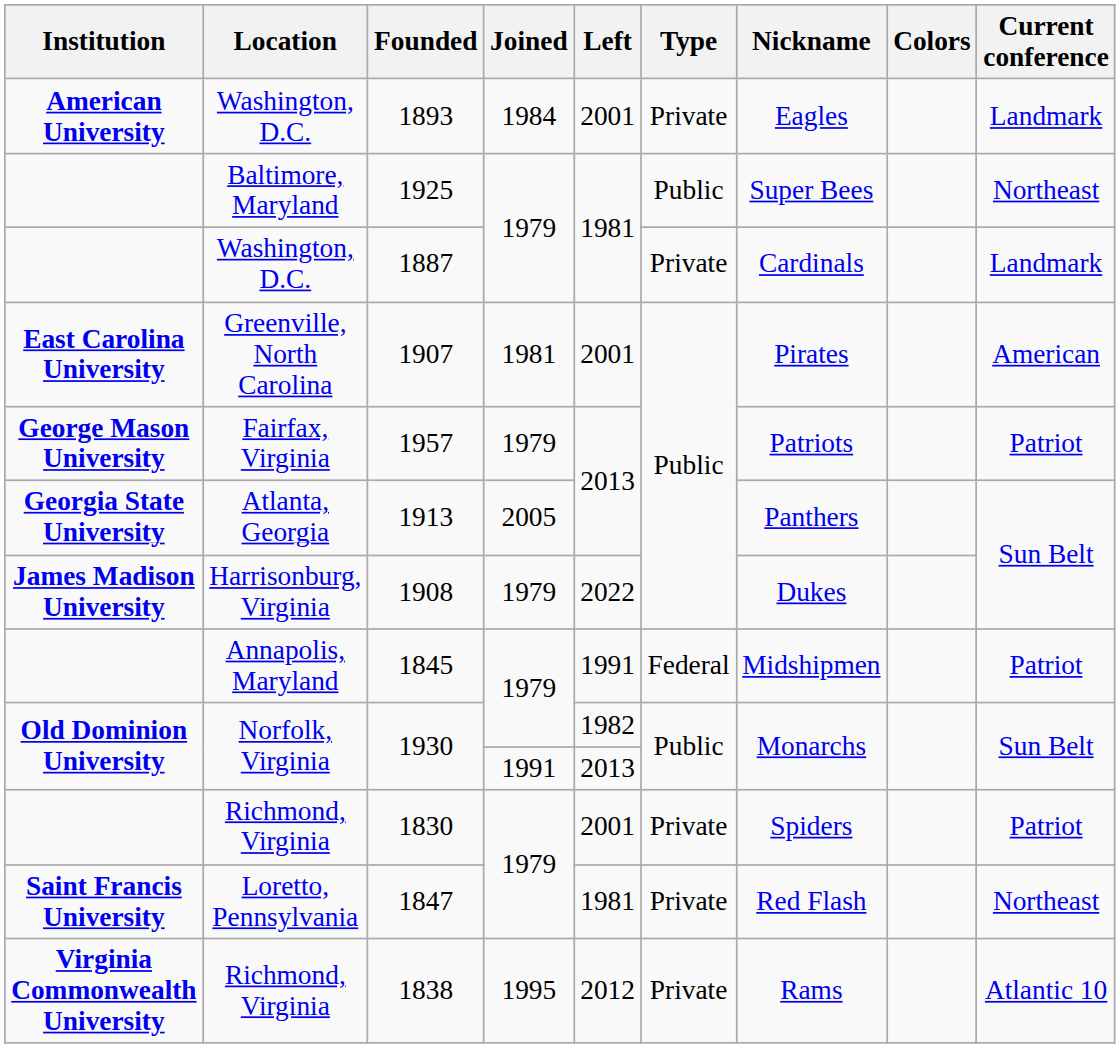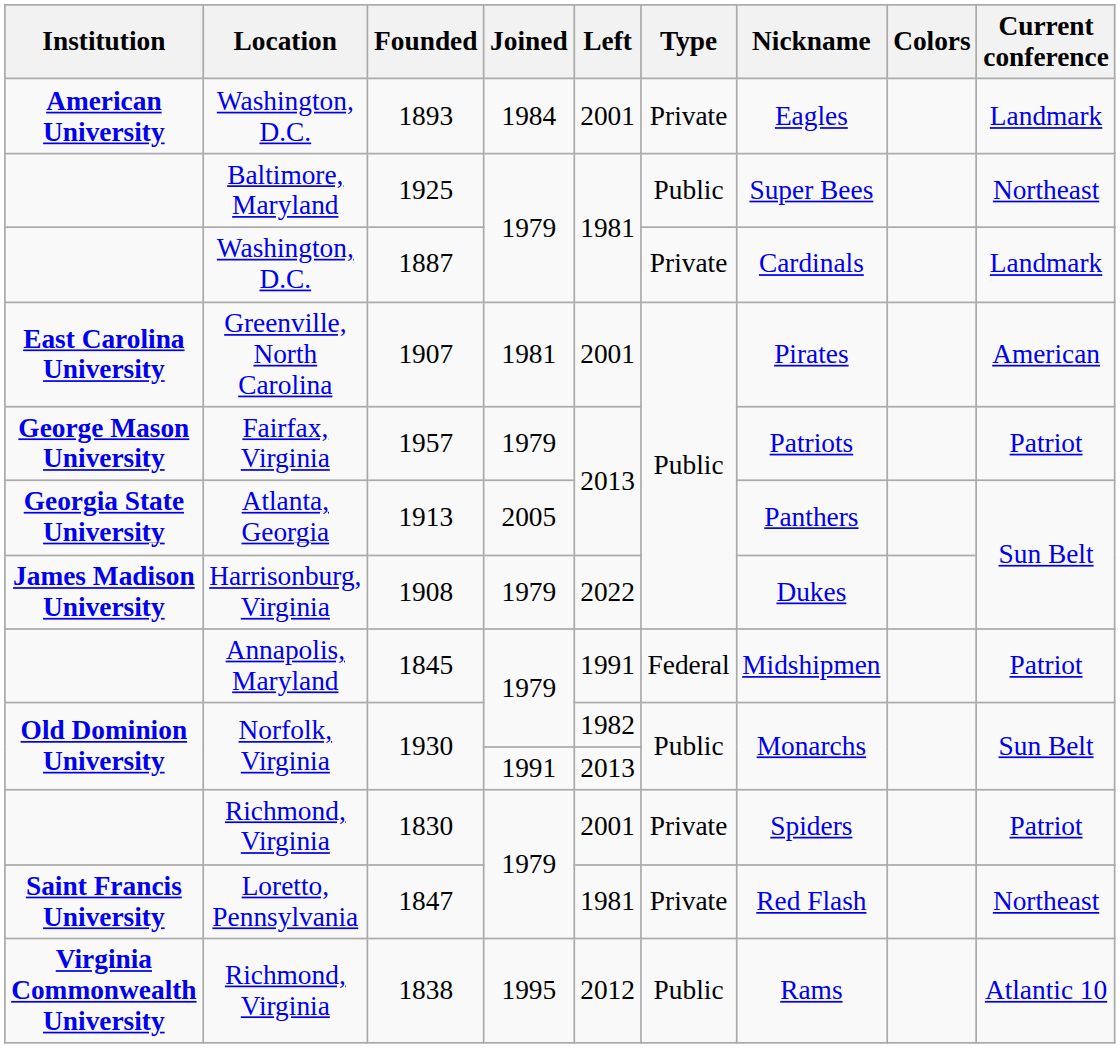(689, 990) Private -> (689, 990) Public
